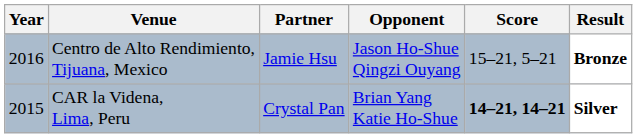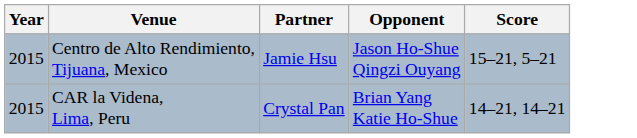- column: (600, 19)
(26, 58) 2016 -> (26, 58) 2015
(517, 108) bold -> (517, 108) normal
